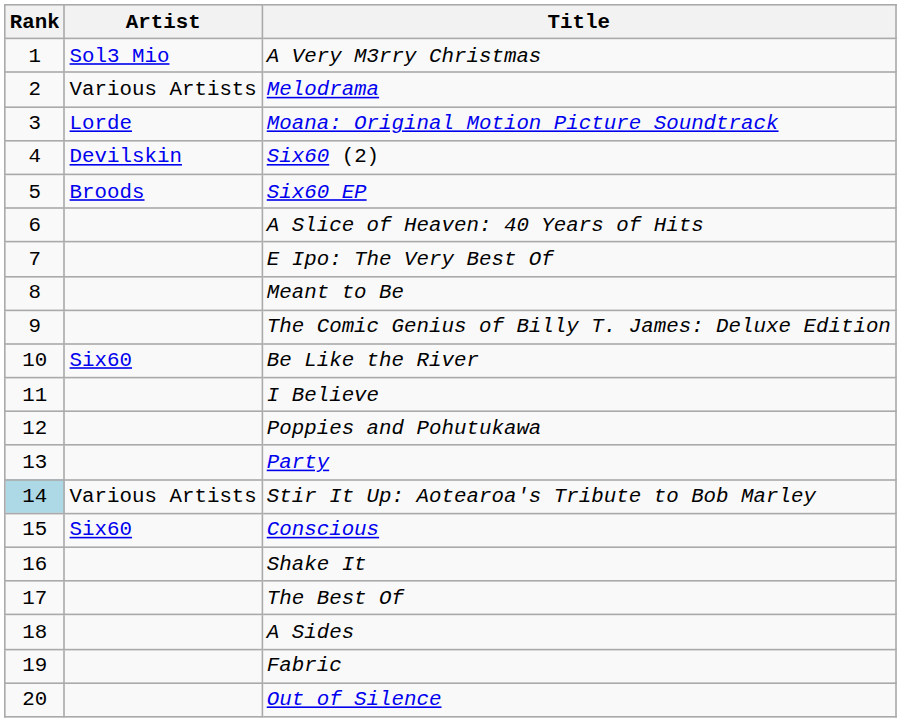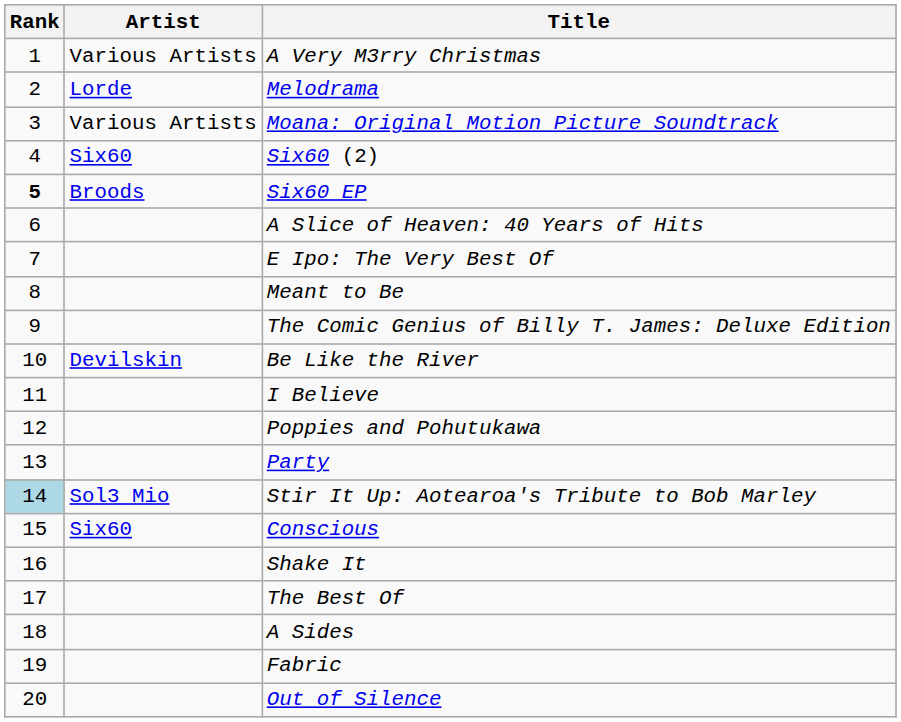(120, 56) Sol3 Mio -> (163, 56) Various Artists
(163, 90) Various Artists -> (101, 90) Lorde
(101, 123) Lorde -> (163, 123) Various Artists
(126, 157) Devilskin -> (101, 157) Six60
(35, 191) normal -> (35, 191) bold
(101, 361) Six60 -> (126, 361) Devilskin
(163, 496) Various Artists -> (120, 496) Sol3 Mio
